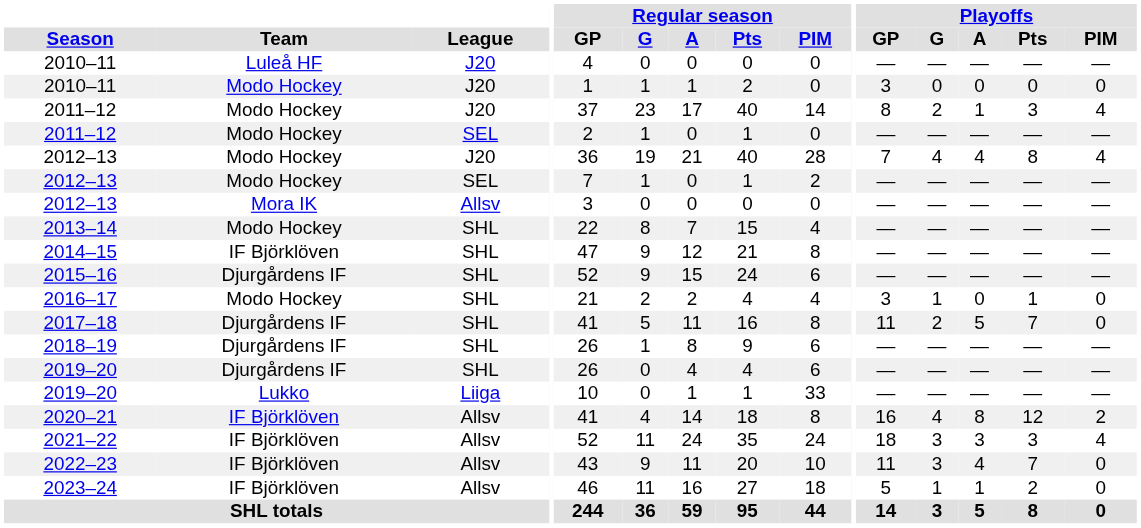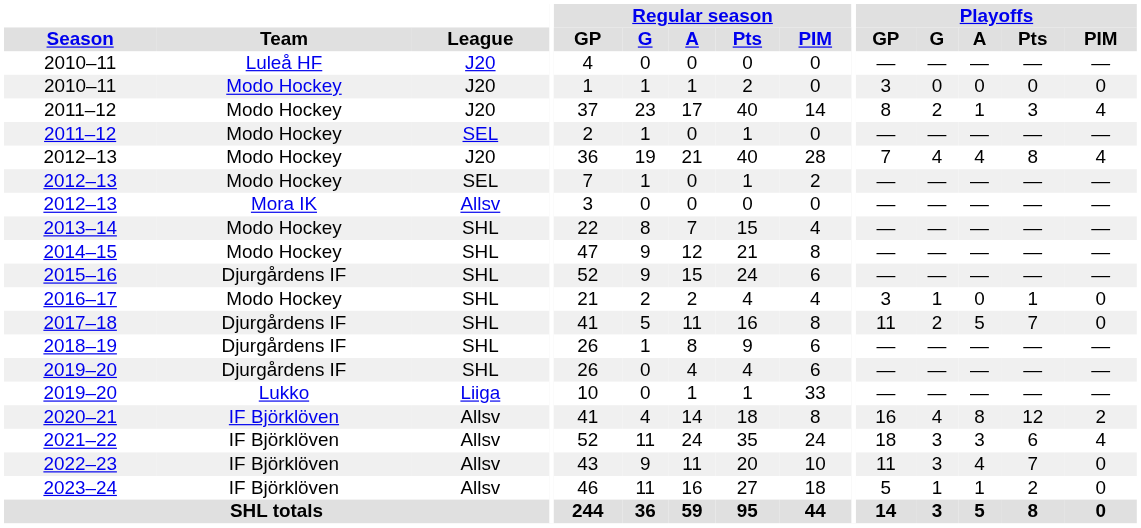(284, 251) IF Björklöven -> (284, 251) Modo Hockey
(1033, 440) 3 -> (1033, 440) 6
